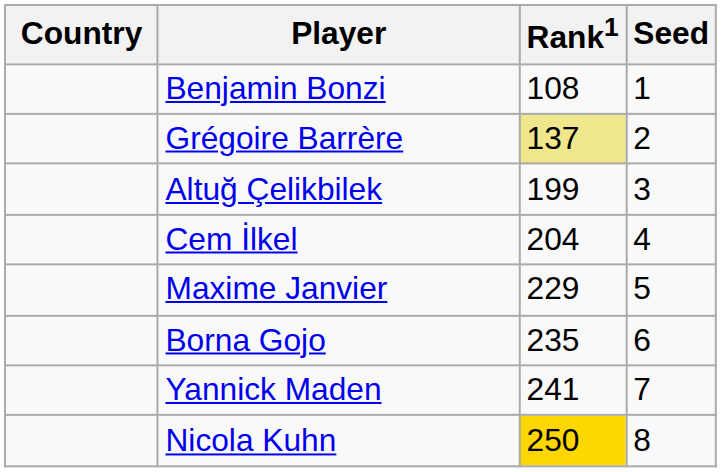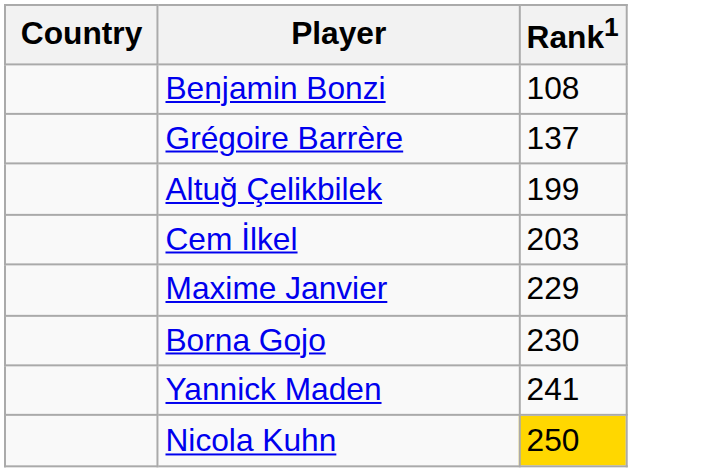- column: (671, 33)
(553, 138) khaki background -> (553, 138) no background
(553, 239) 204 -> (553, 239) 203
(553, 339) 235 -> (553, 339) 230
